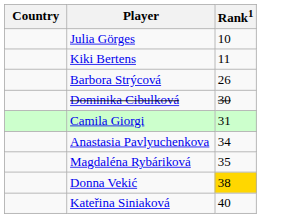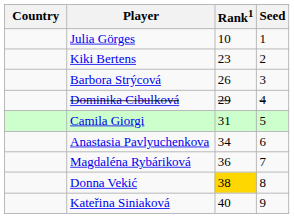+ column: (272, 16)
(224, 59) 11 -> (224, 59) 23
(224, 100) 30 -> (224, 100) 29
(224, 162) 35 -> (224, 162) 36
